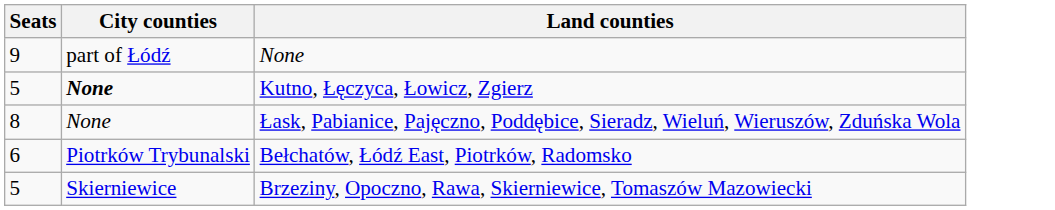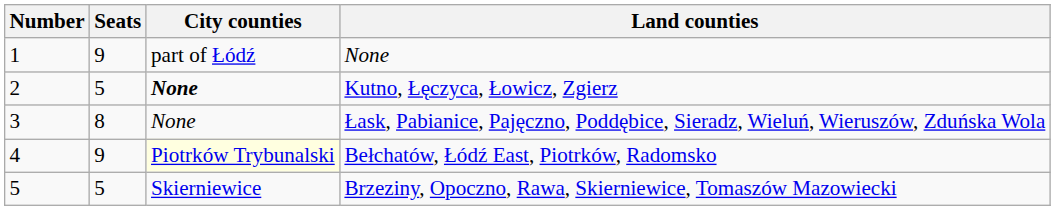+ column: (47, 21)
(15, 155) 6 -> (100, 155) 9
(158, 155) no background -> (243, 155) lightyellow background
